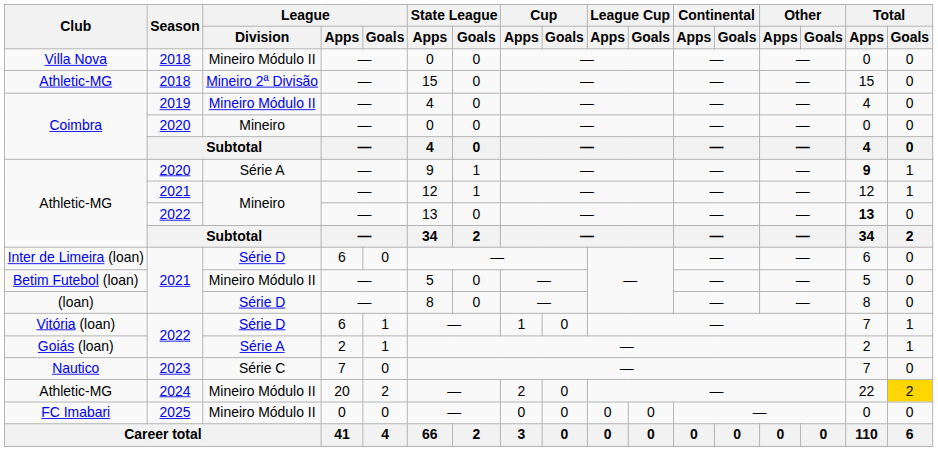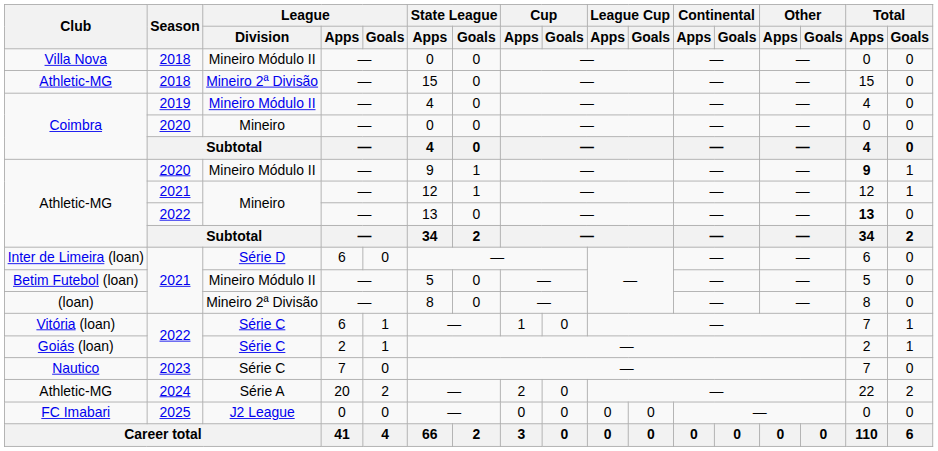(262, 170) Série A -> (262, 170) Mineiro Módulo II
(262, 302) Série D -> (262, 302) Mineiro 2ª Divisão
(262, 324) Série D -> (262, 324) Série C
(262, 346) Série A -> (262, 346) Série C
(262, 390) Mineiro Módulo II -> (262, 390) Série A
(910, 390) gold background -> (910, 390) no background
(262, 412) Mineiro Módulo II -> (262, 412) J2 League
